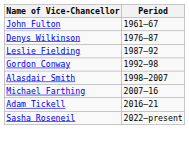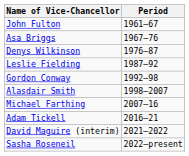+ row: (31, 38)
+ row: (63, 131)
